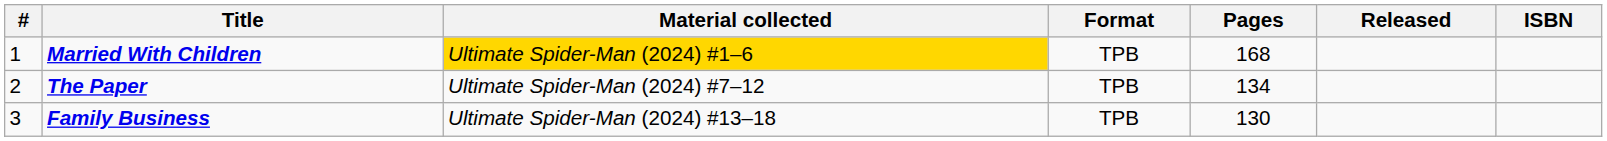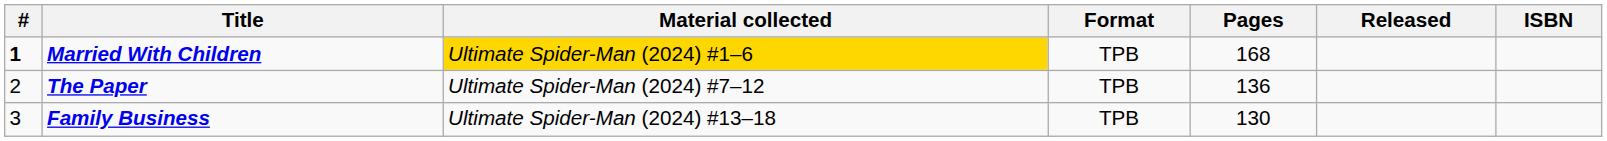(15, 53) normal -> (15, 53) bold
(1253, 86) 134 -> (1253, 86) 136
